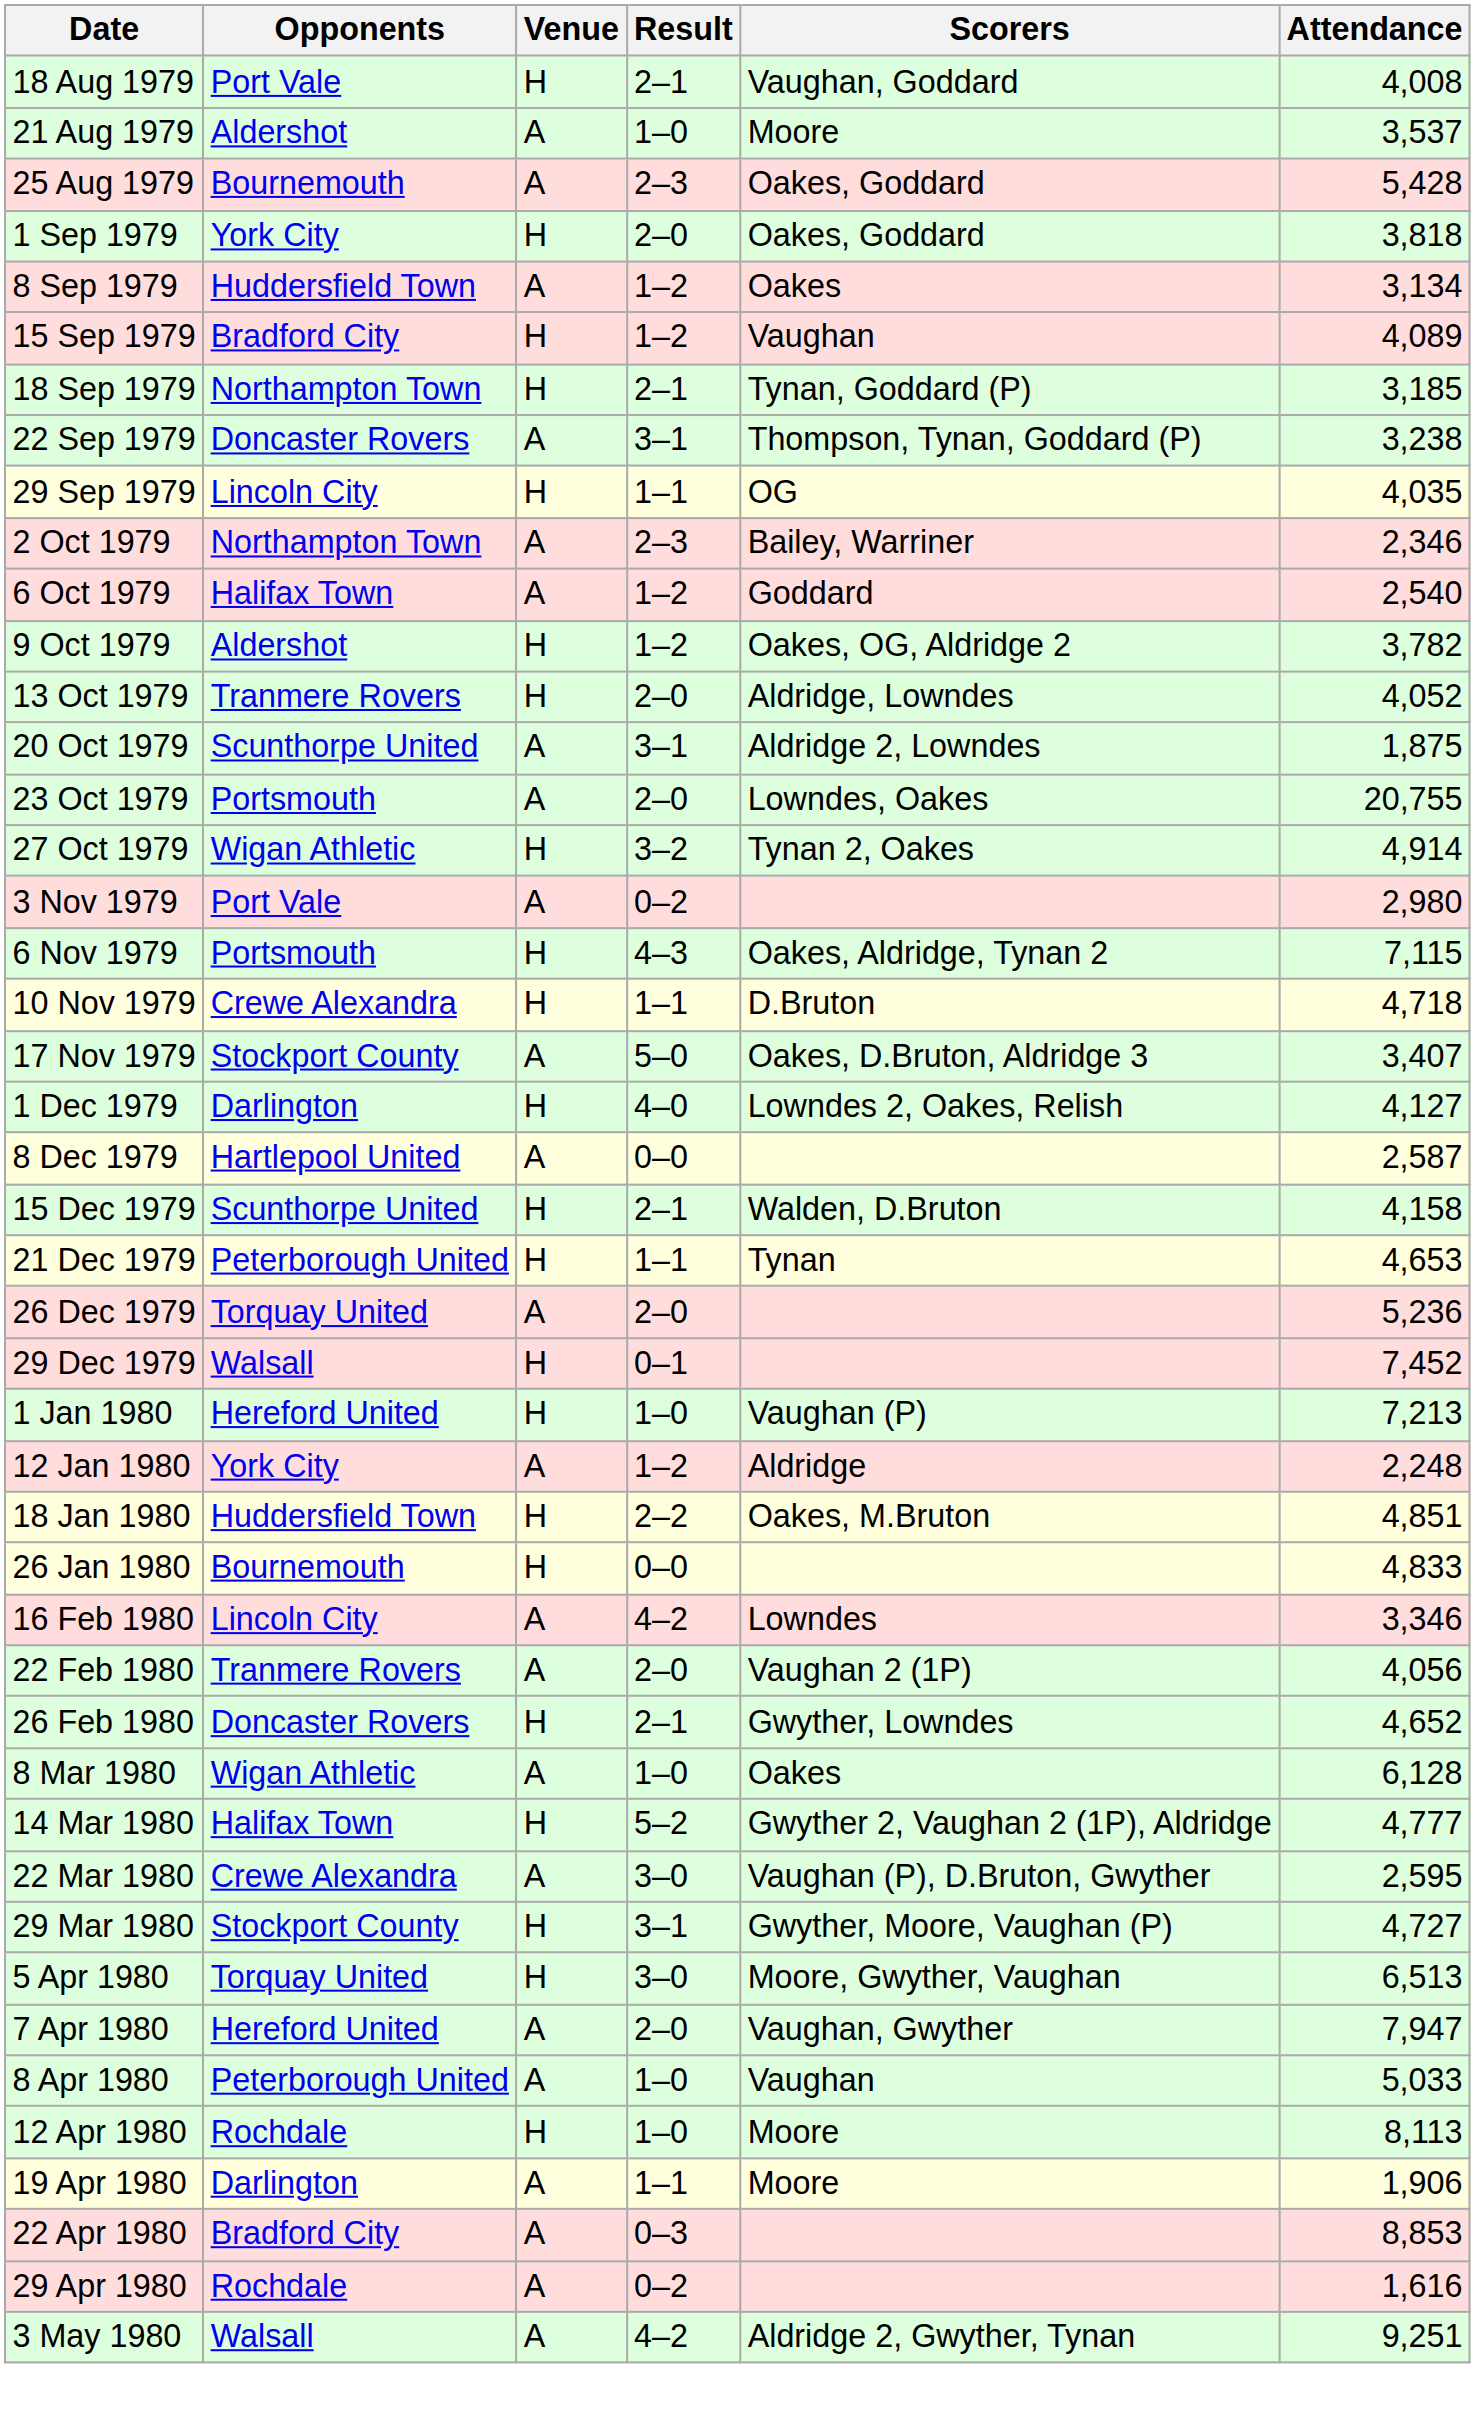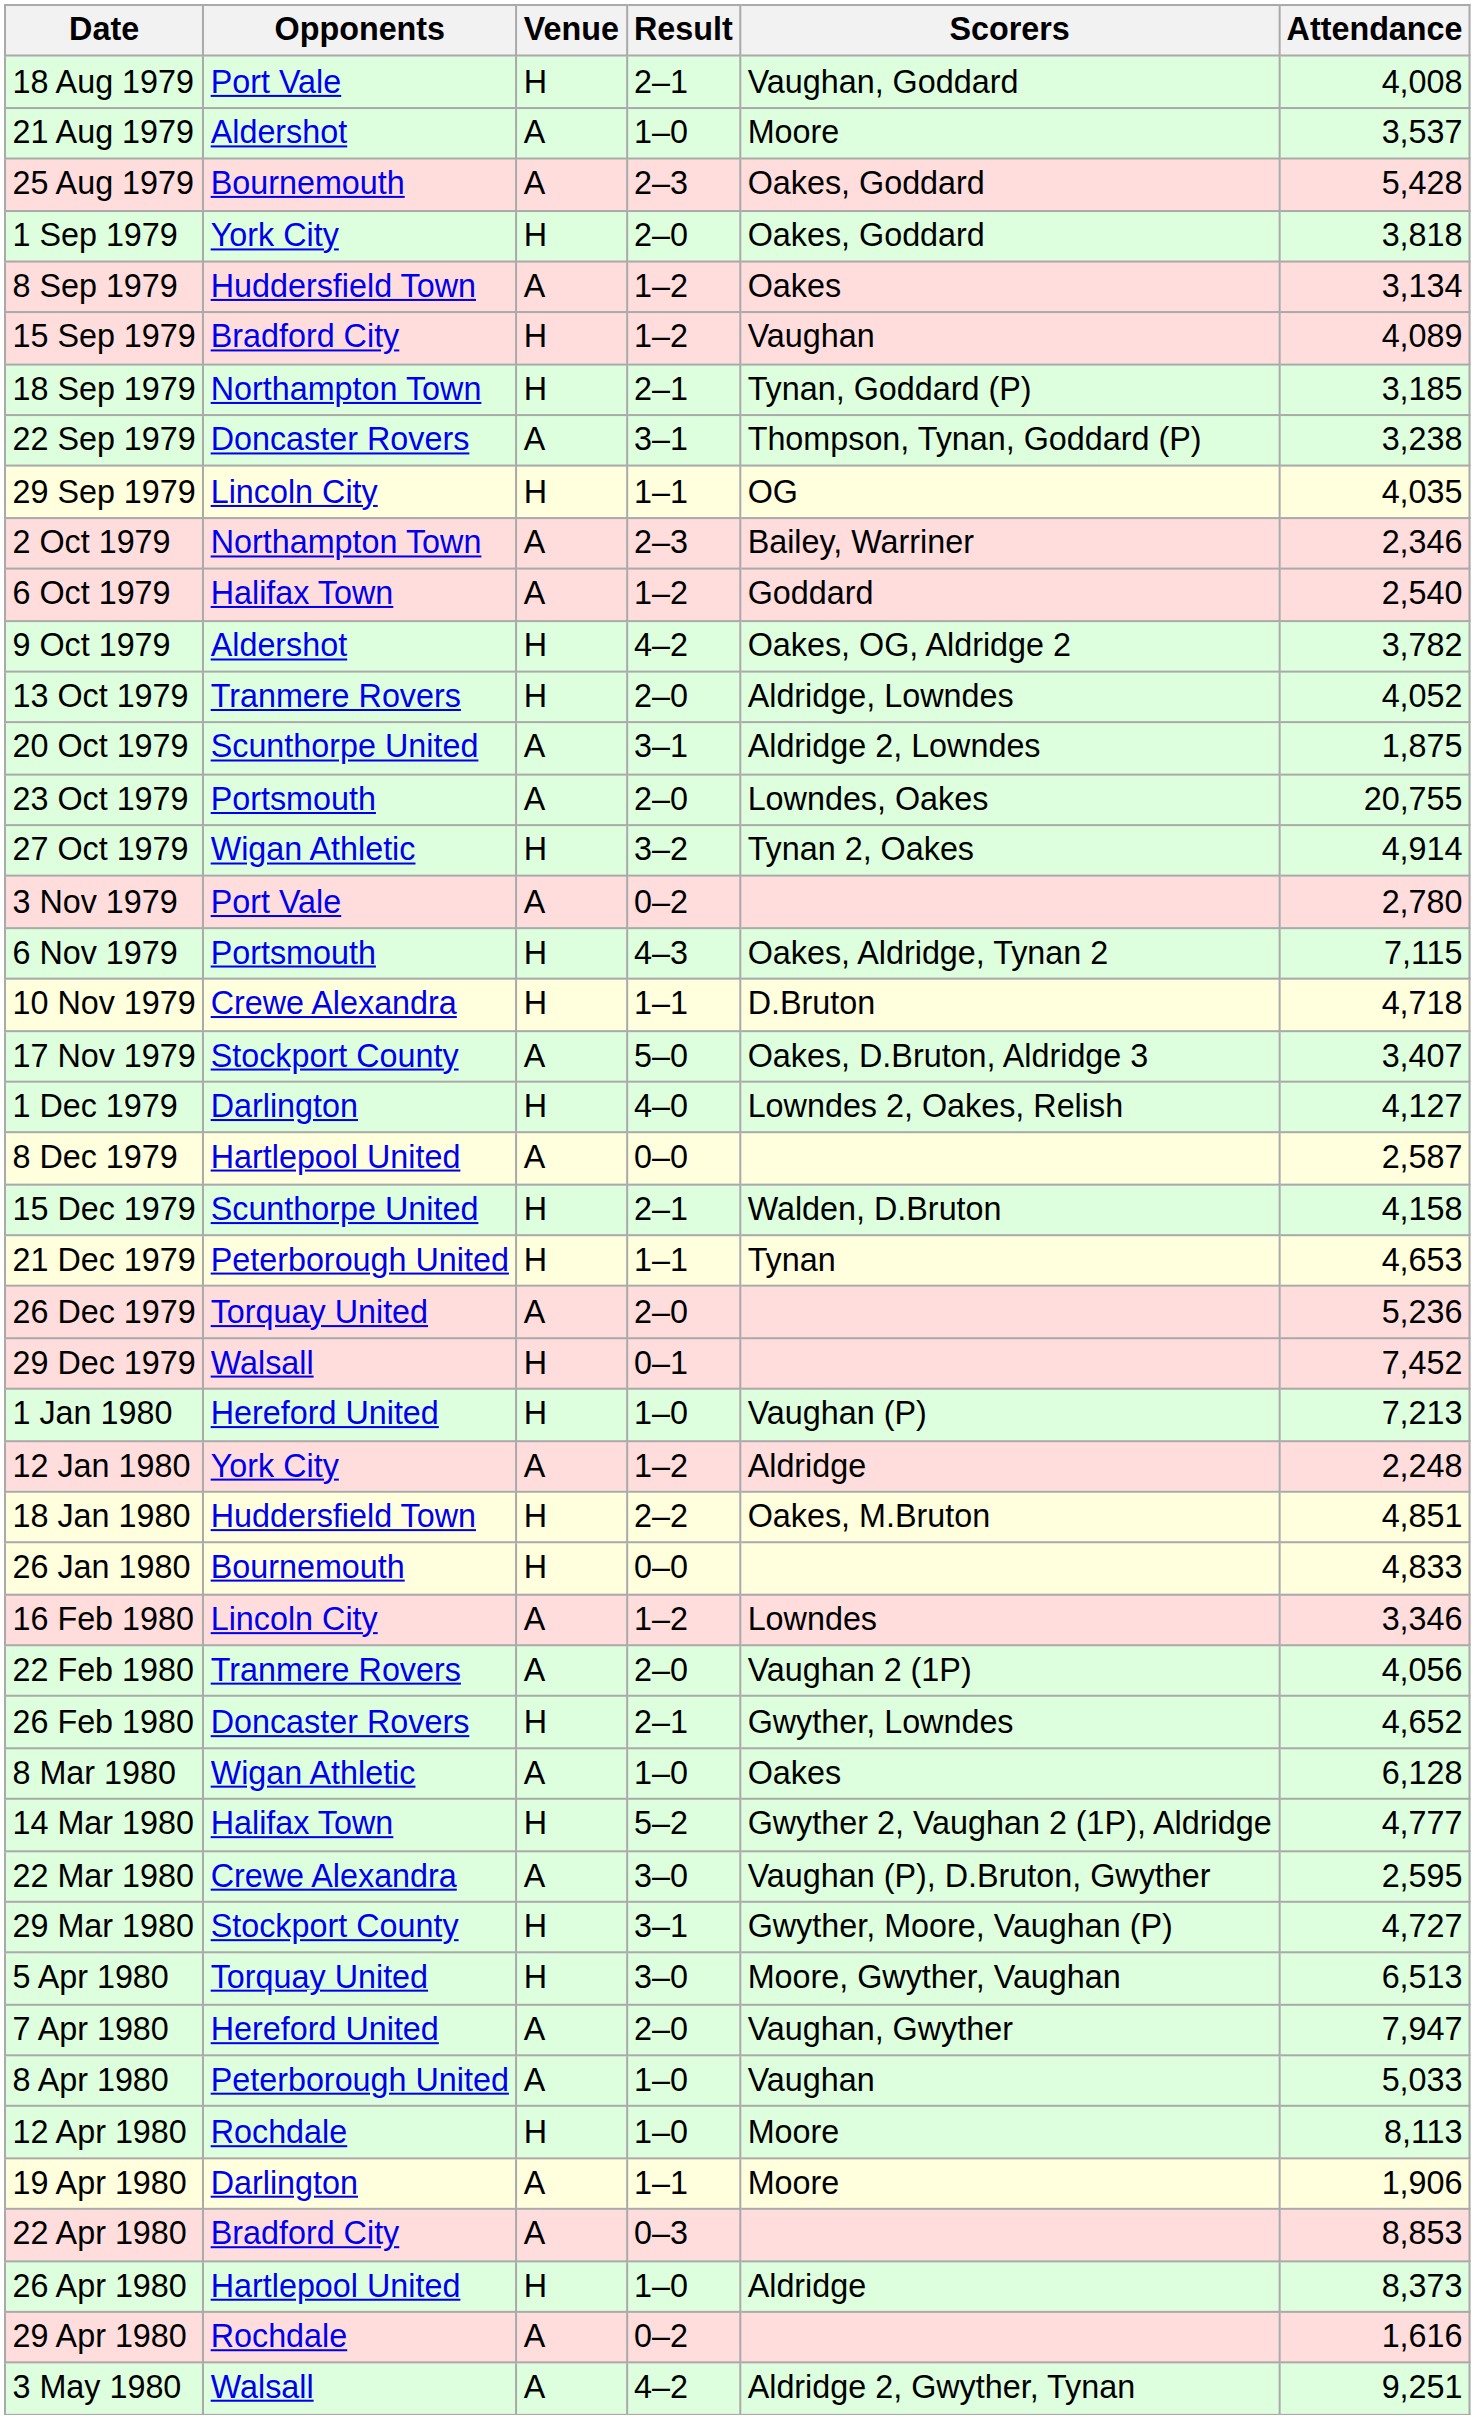(661, 645) 1–2 -> (661, 645) 4–2
(1422, 901) 2,980 -> (1422, 901) 2,780
(661, 1619) 4–2 -> (661, 1619) 1–2
+ row: (100, 2285)
